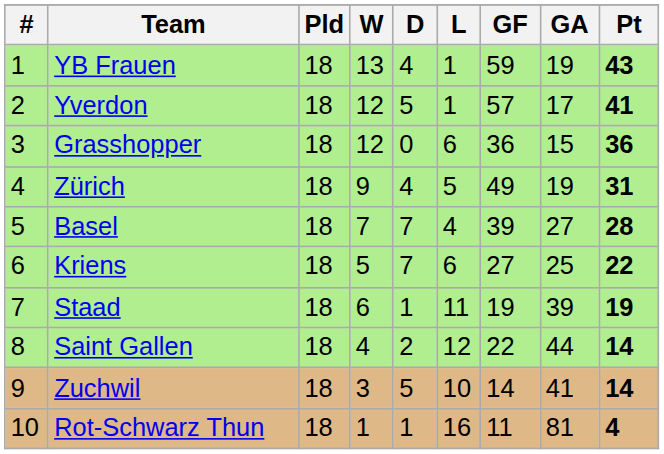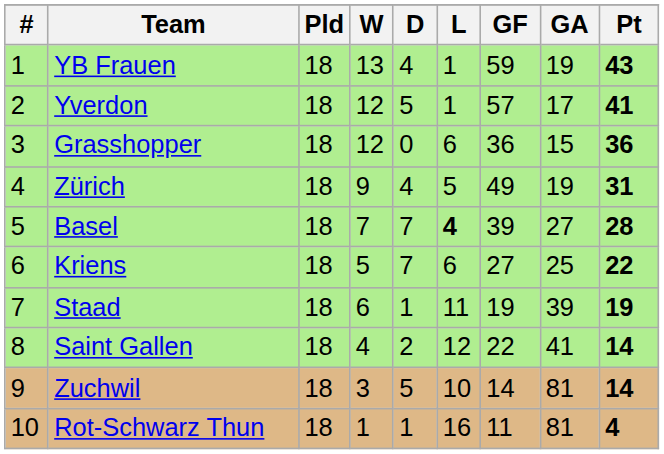(450, 226) normal -> (450, 226) bold
(560, 347) 44 -> (560, 347) 41
(560, 387) 41 -> (560, 387) 81
